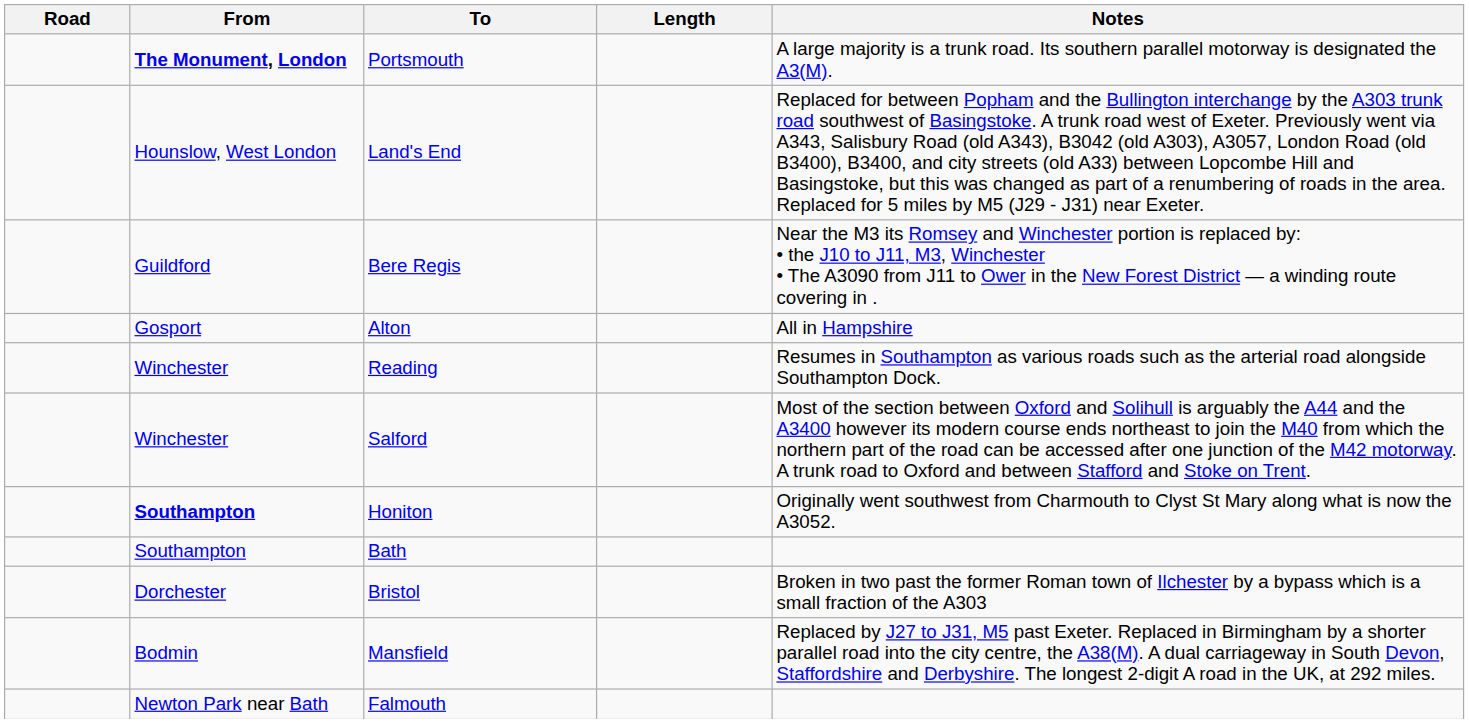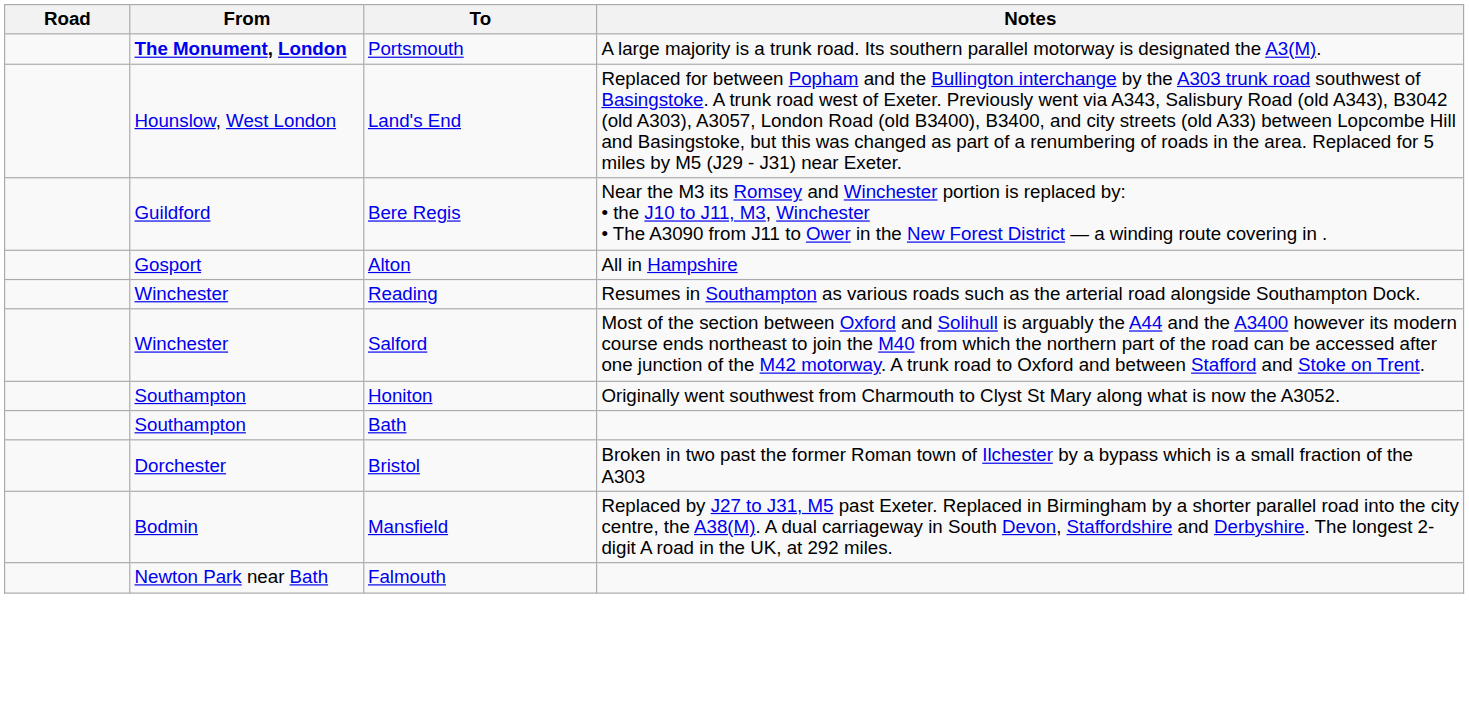- column: (685, 19)
(195, 511) bold -> (190, 395) normal
